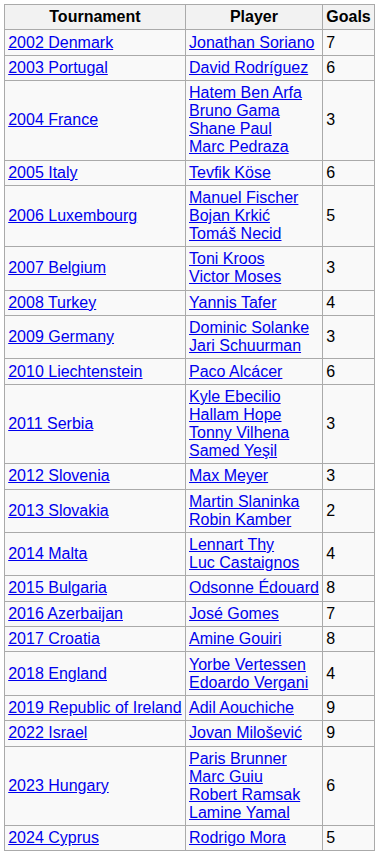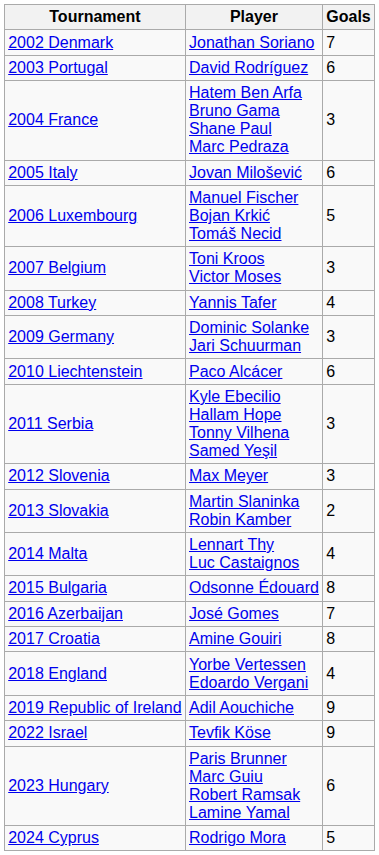(230, 172) Tevfik Köse -> (245, 172) Jovan Milošević
(245, 733) Jovan Milošević -> (230, 733) Tevfik Köse
